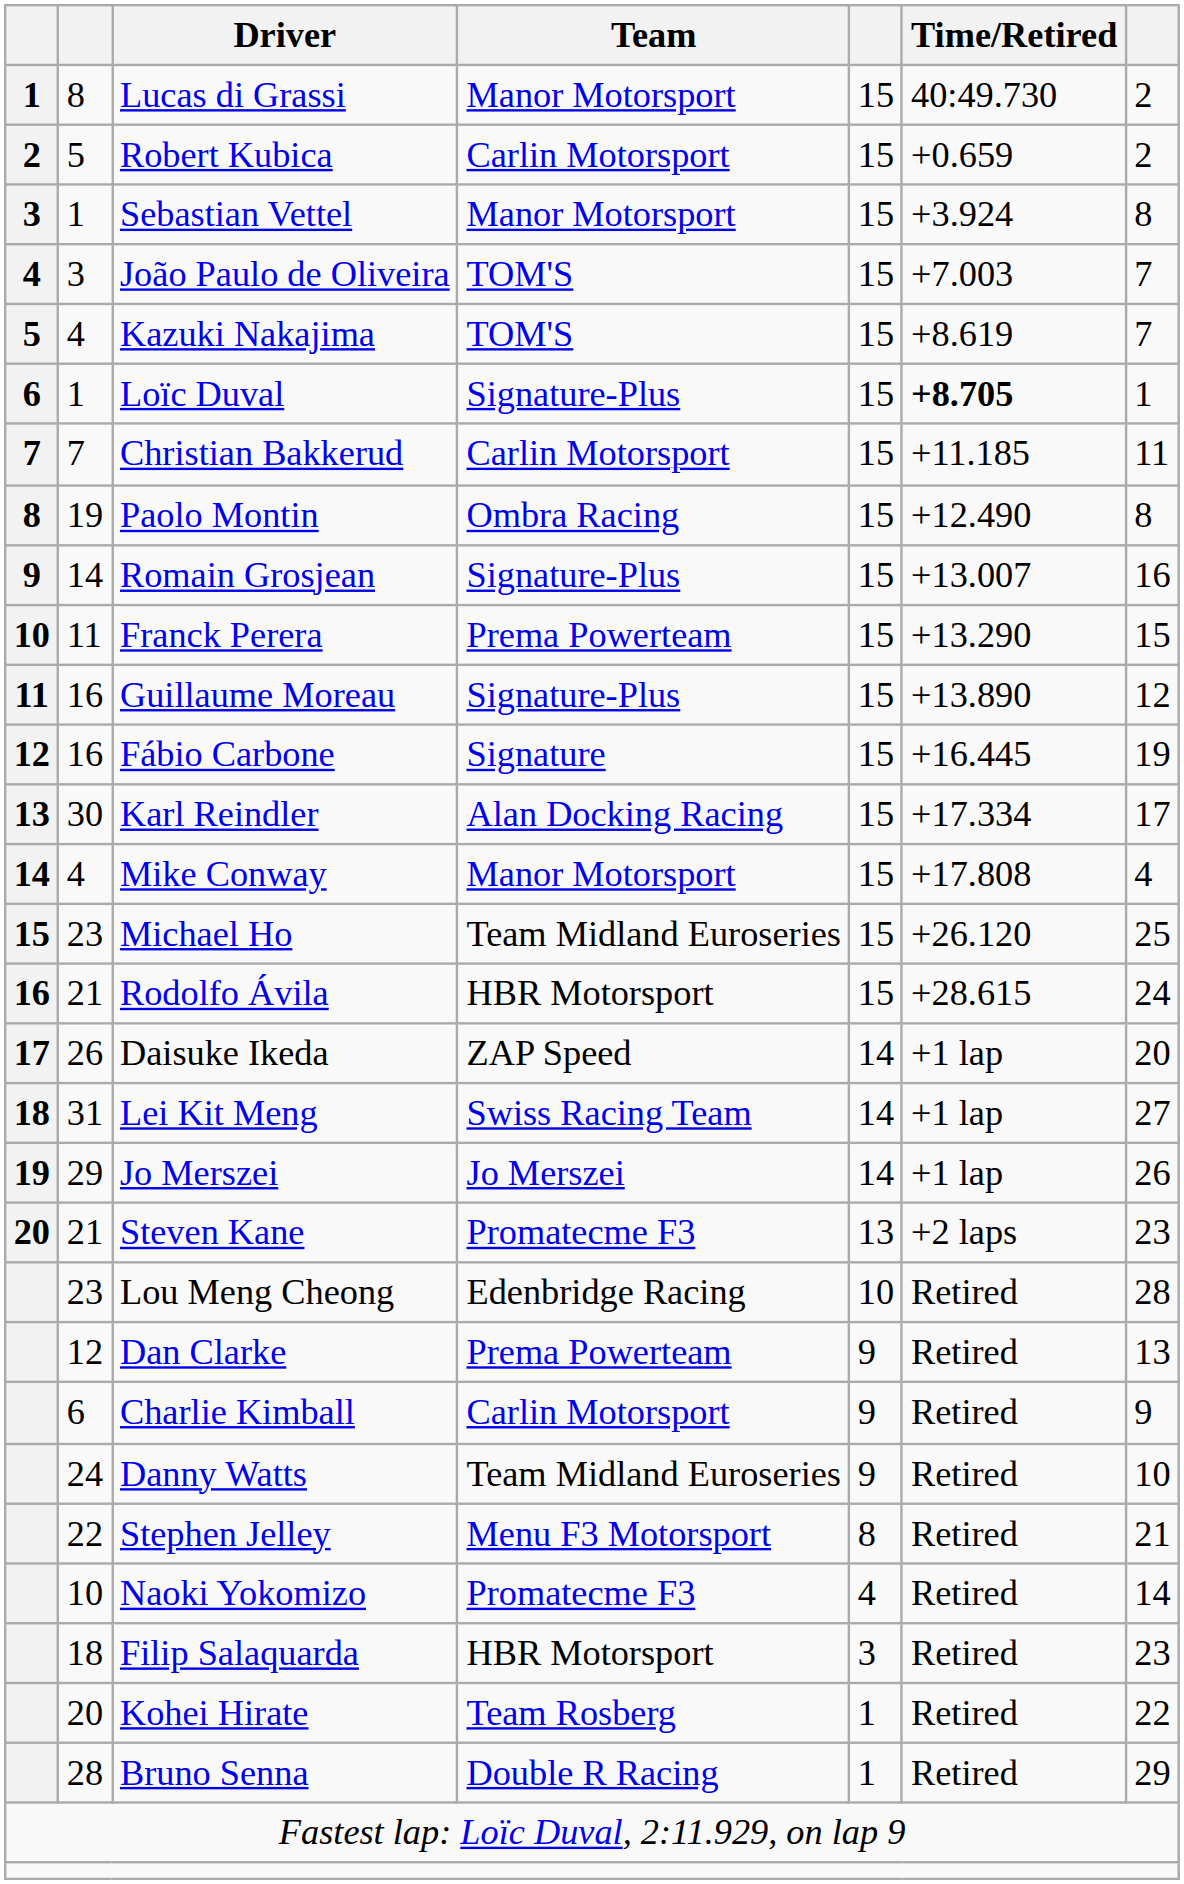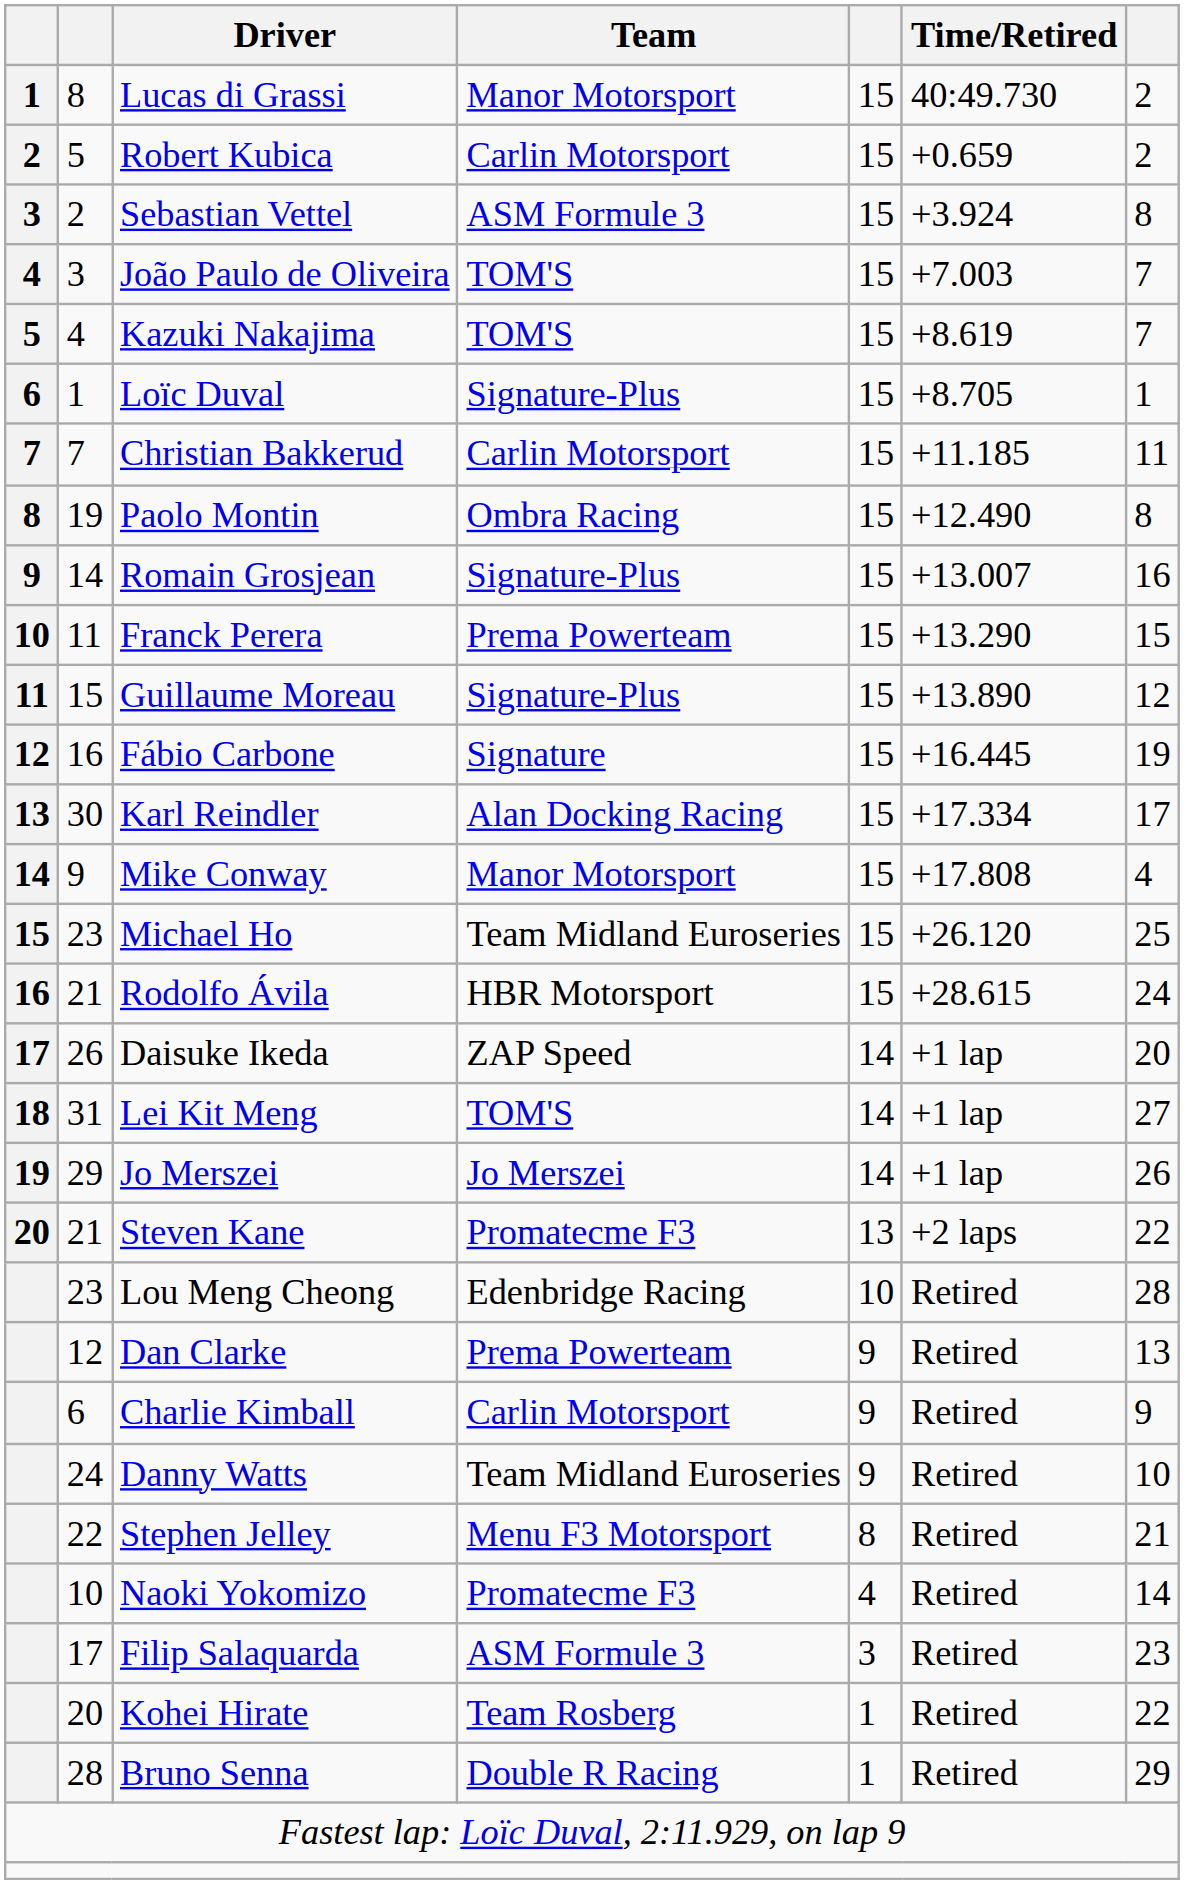(76, 214) 1 -> (76, 214) 2
(601, 214) Manor Motorsport -> (585, 214) ASM Formule 3
(962, 394) bold -> (962, 394) normal
(85, 693) 16 -> (85, 693) 15
(76, 873) 4 -> (76, 873) 9
(609, 1112) Swiss Racing Team -> (520, 1112) TOM'S
(1152, 1232) 23 -> (1152, 1232) 22
(85, 1651) 18 -> (85, 1651) 17
(590, 1651) HBR Motorsport -> (585, 1651) ASM Formule 3
